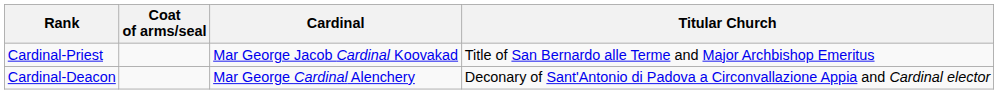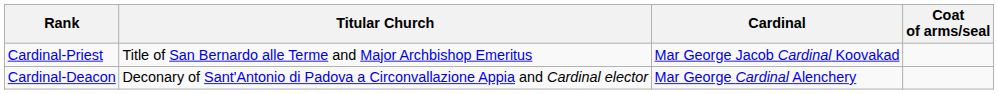columns swapped: (164, 24) <-> (727, 24)
